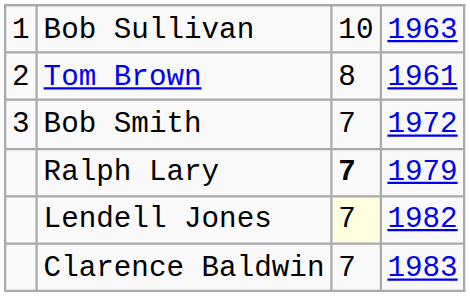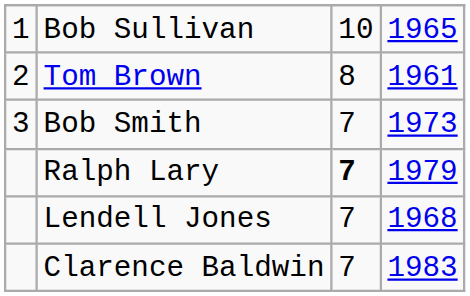(423, 29) 1963 -> (423, 29) 1965
(423, 124) 1972 -> (423, 124) 1973
(347, 220) lightyellow background -> (347, 220) no background
(423, 220) 1982 -> (423, 220) 1968
